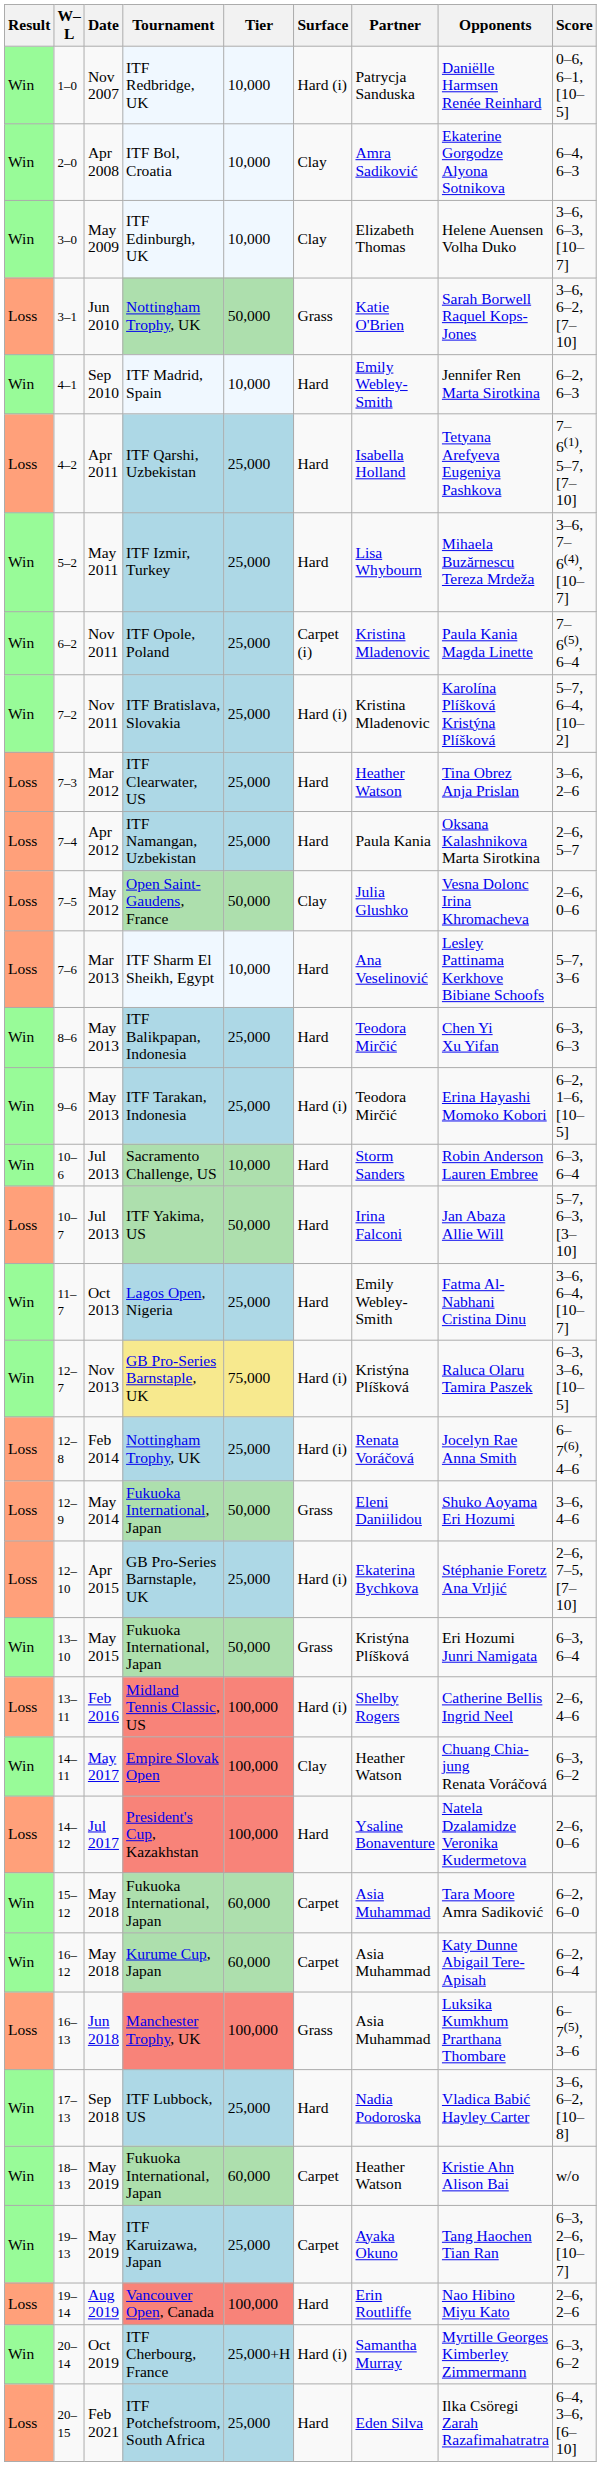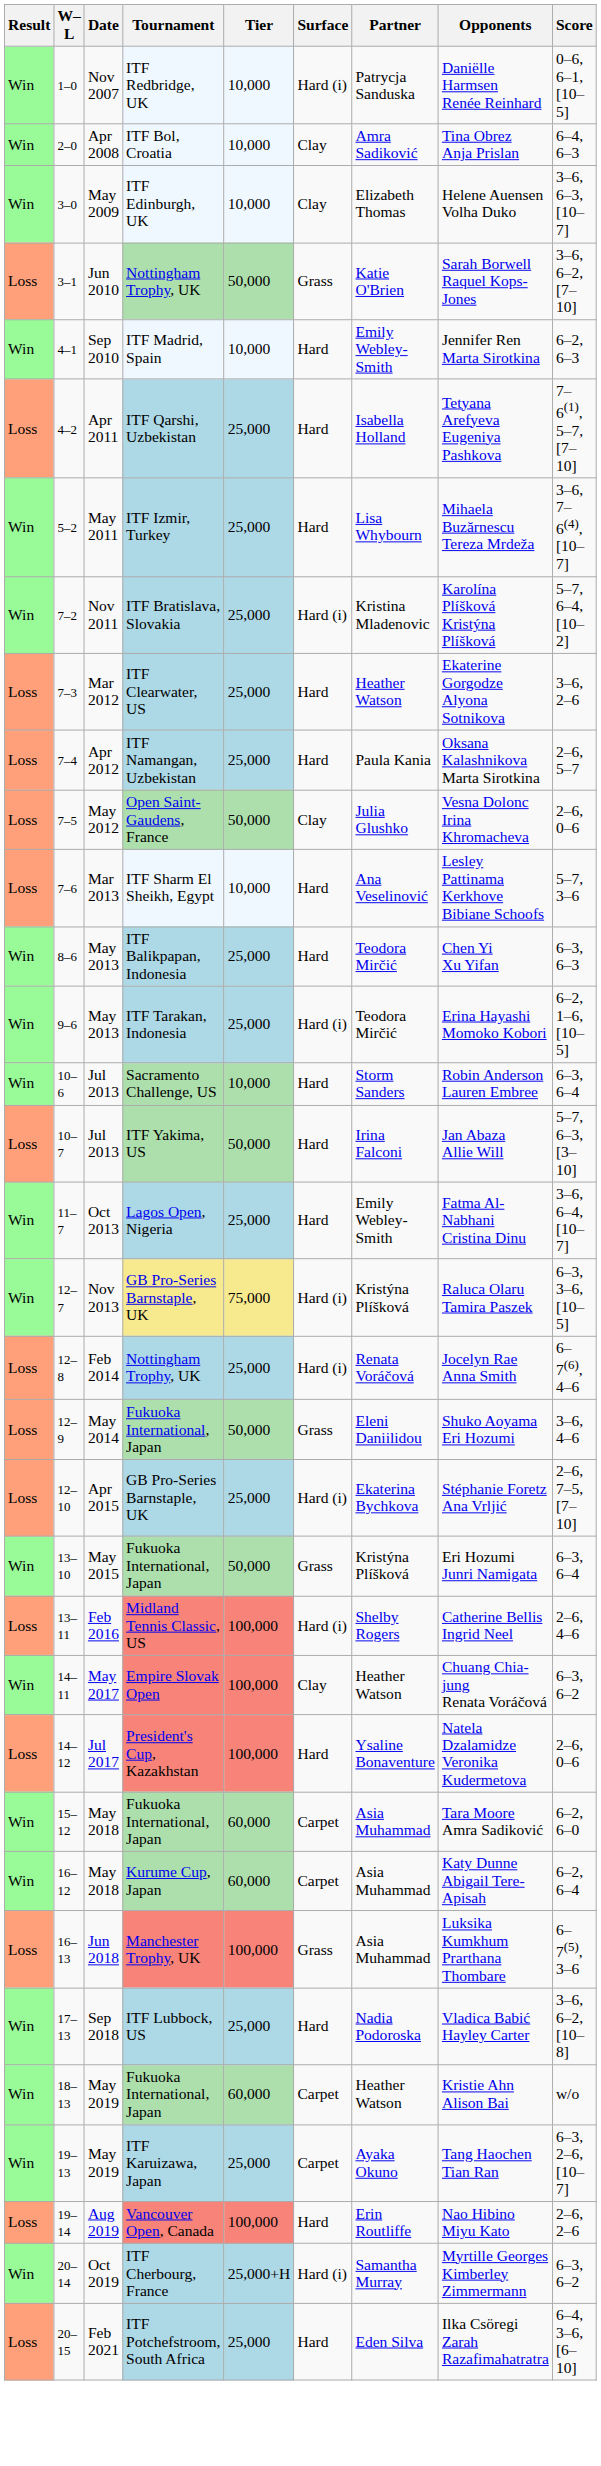(473, 162) Ekaterine Gorgodze Alyona Sotnikova -> (481, 144) Tina Obrez Anja Prislan
- row: (67, 644)
(481, 781) Tina Obrez Anja Prislan -> (473, 691) Ekaterine Gorgodze Alyona Sotnikova
